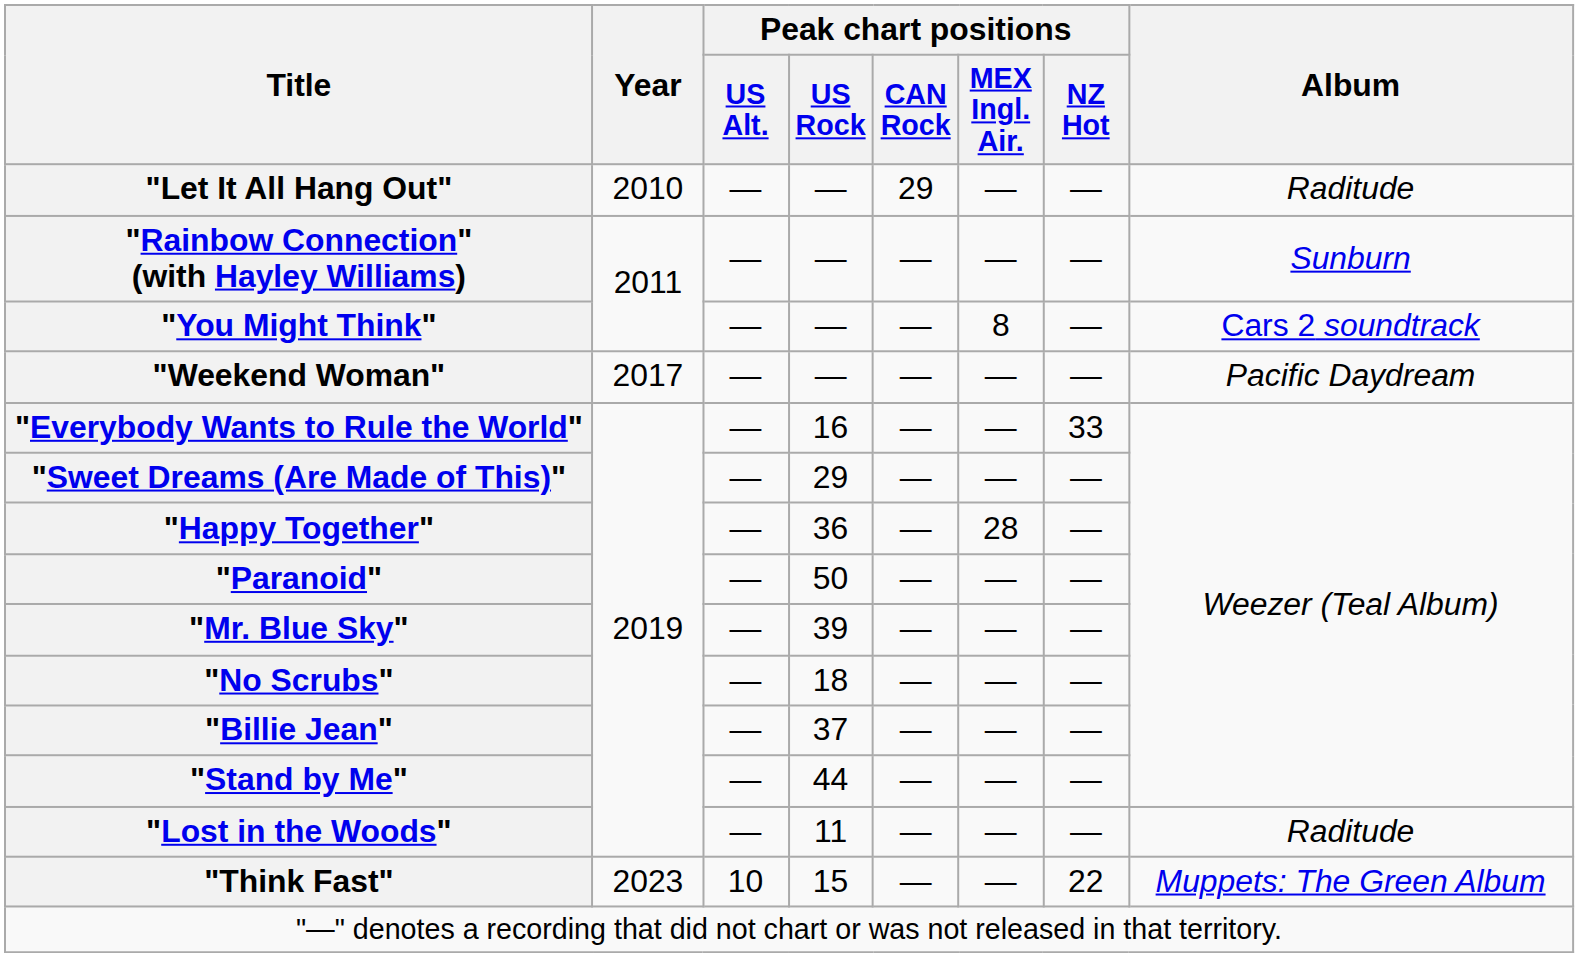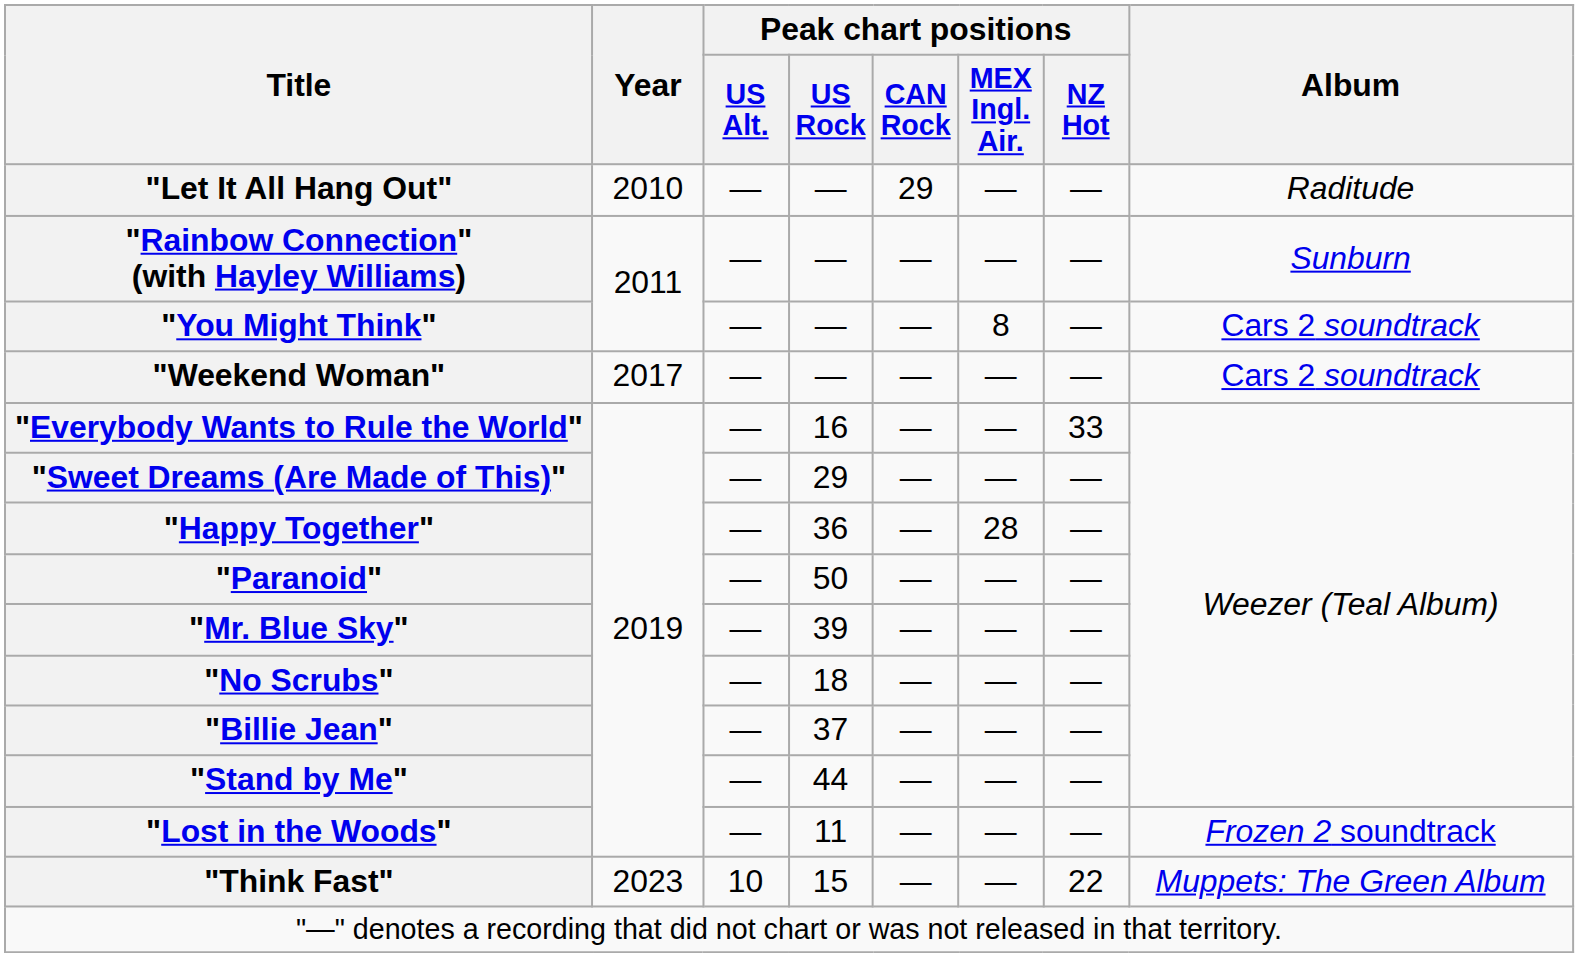(1351, 376) Pacific Daydream -> (1351, 376) Cars 2 soundtrack
(1351, 830) Raditude -> (1351, 830) Frozen 2 soundtrack
